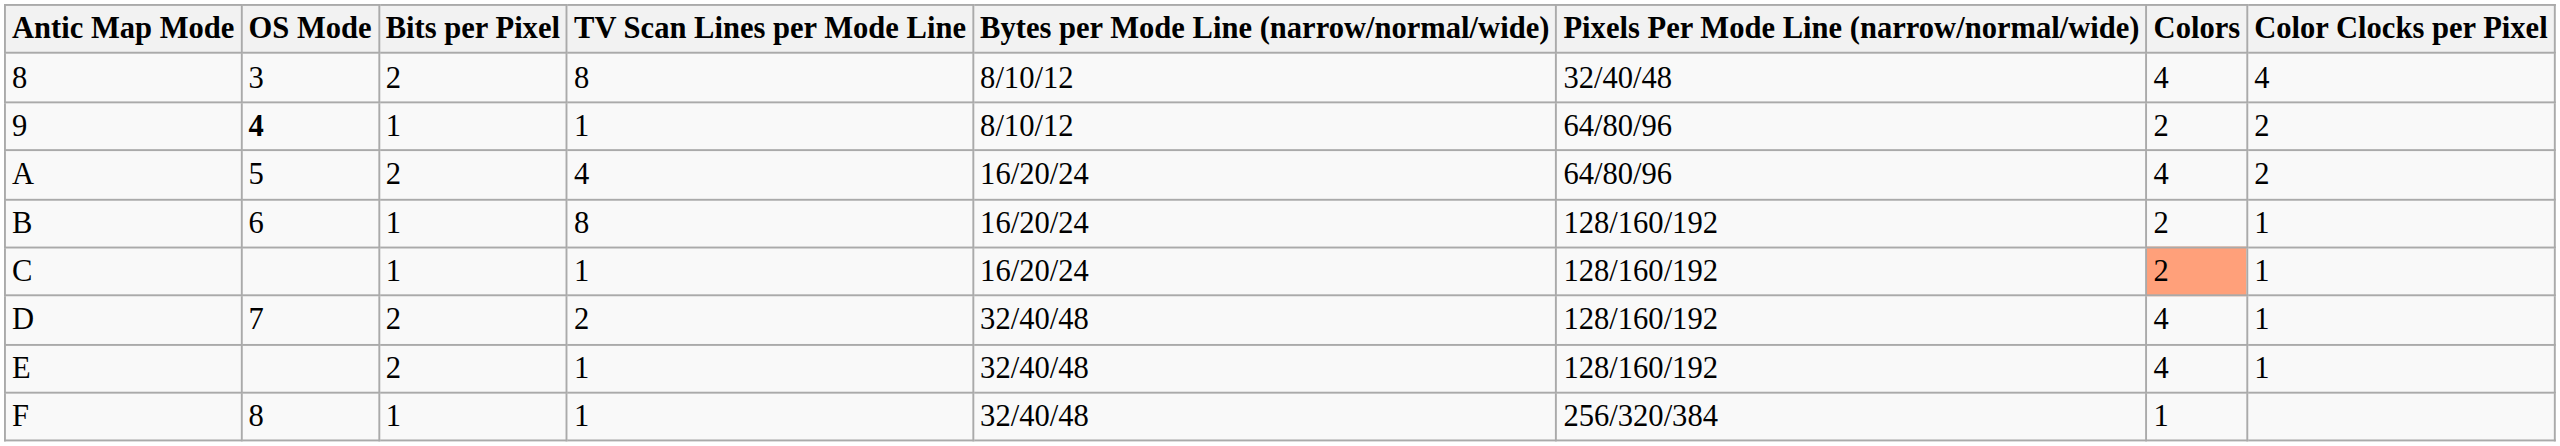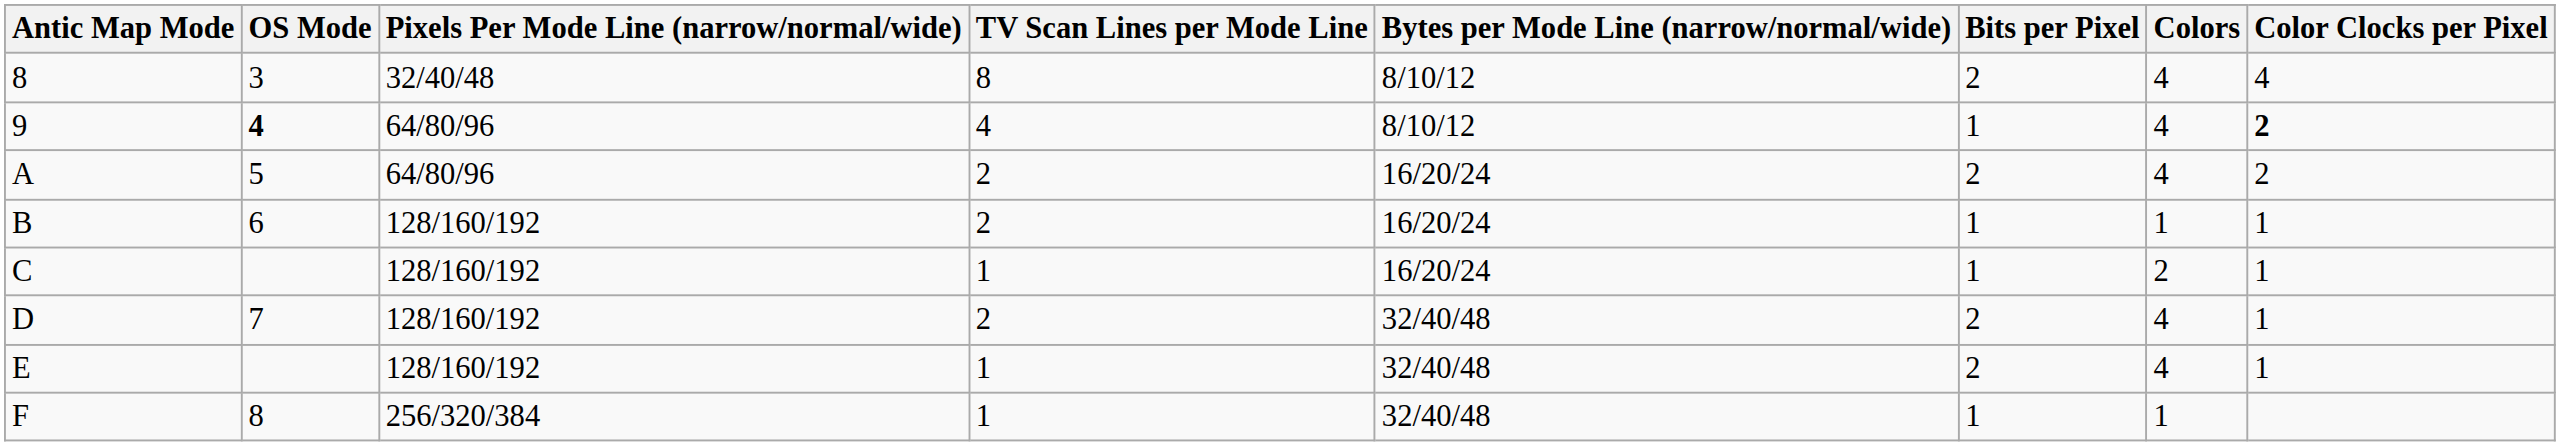columns swapped: (1851, 28) <-> (473, 28)
(582, 125) 1 -> (983, 125) 4
(2161, 125) 2 -> (2161, 125) 4
(2262, 125) normal -> (2262, 125) bold
(582, 174) 4 -> (983, 174) 2
(582, 222) 8 -> (983, 222) 2
(2161, 222) 2 -> (2161, 222) 1
(2161, 271) lightsalmon background -> (2161, 271) no background
